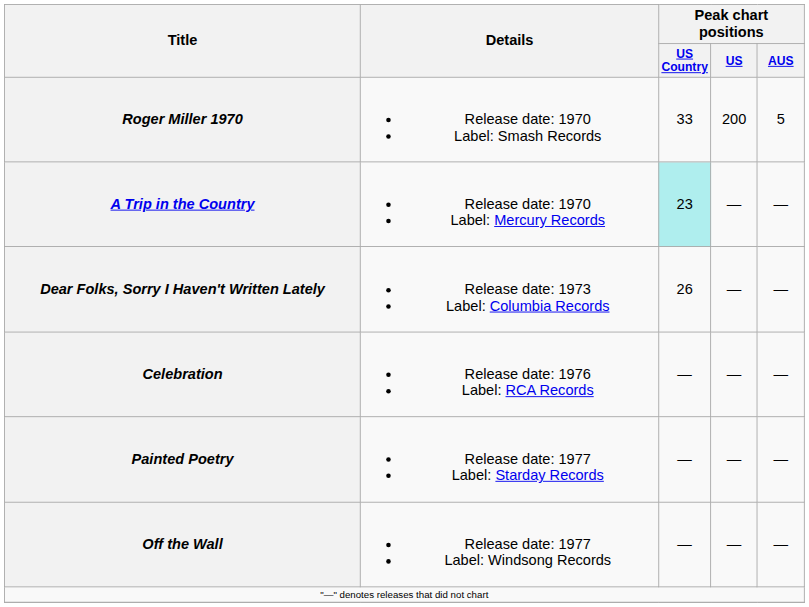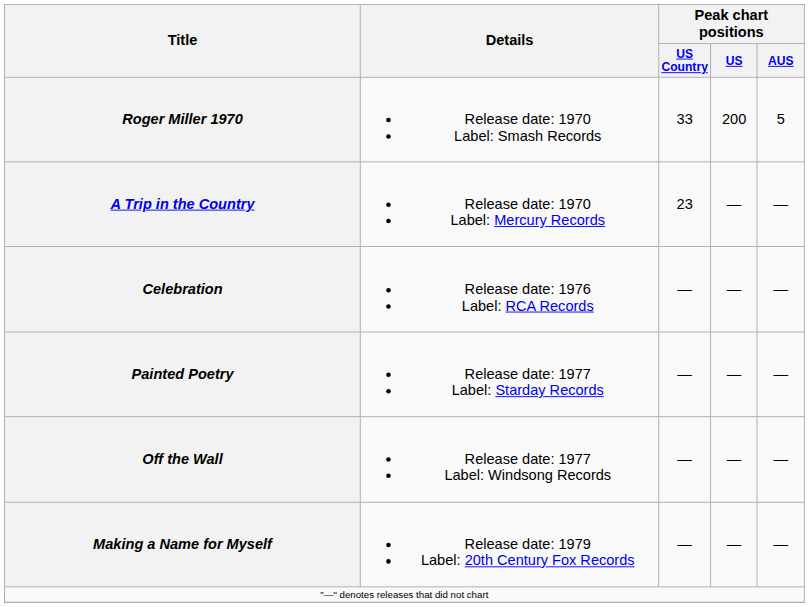(685, 204) paleturquoise background -> (685, 204) no background
- row: (183, 289)
+ row: (183, 544)
